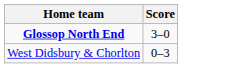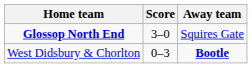+ column: (212, 14)
